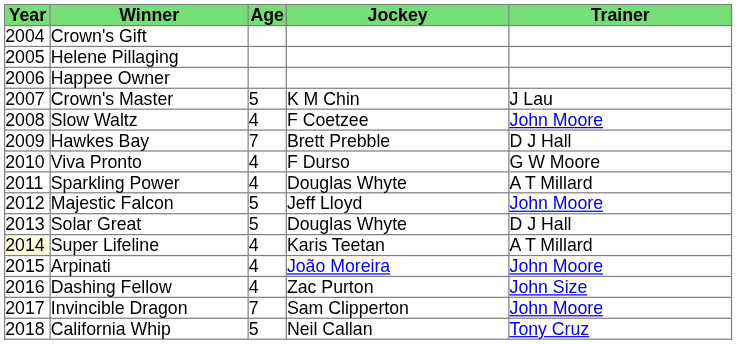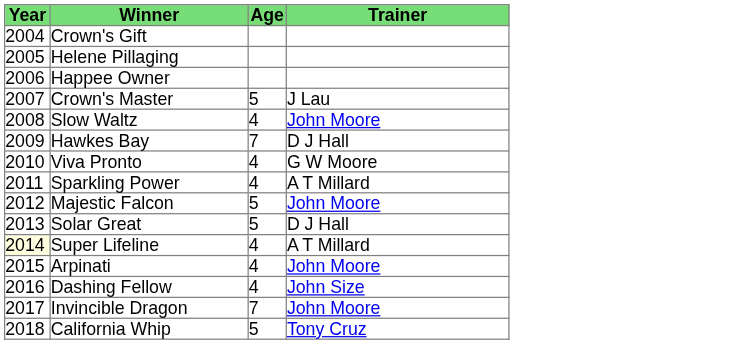- column: (398, 15)
